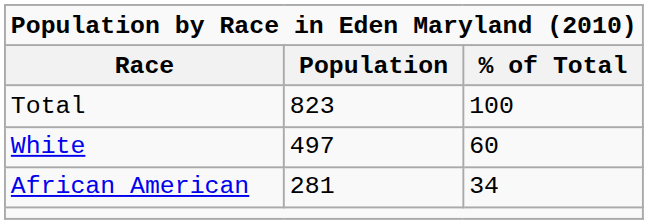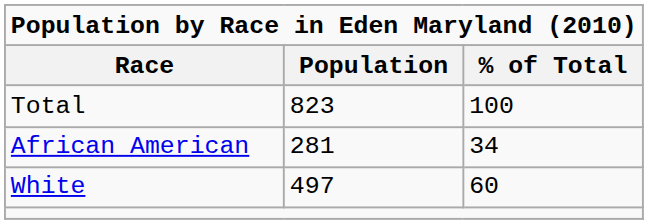rows swapped: (48, 147) <-> (130, 187)
